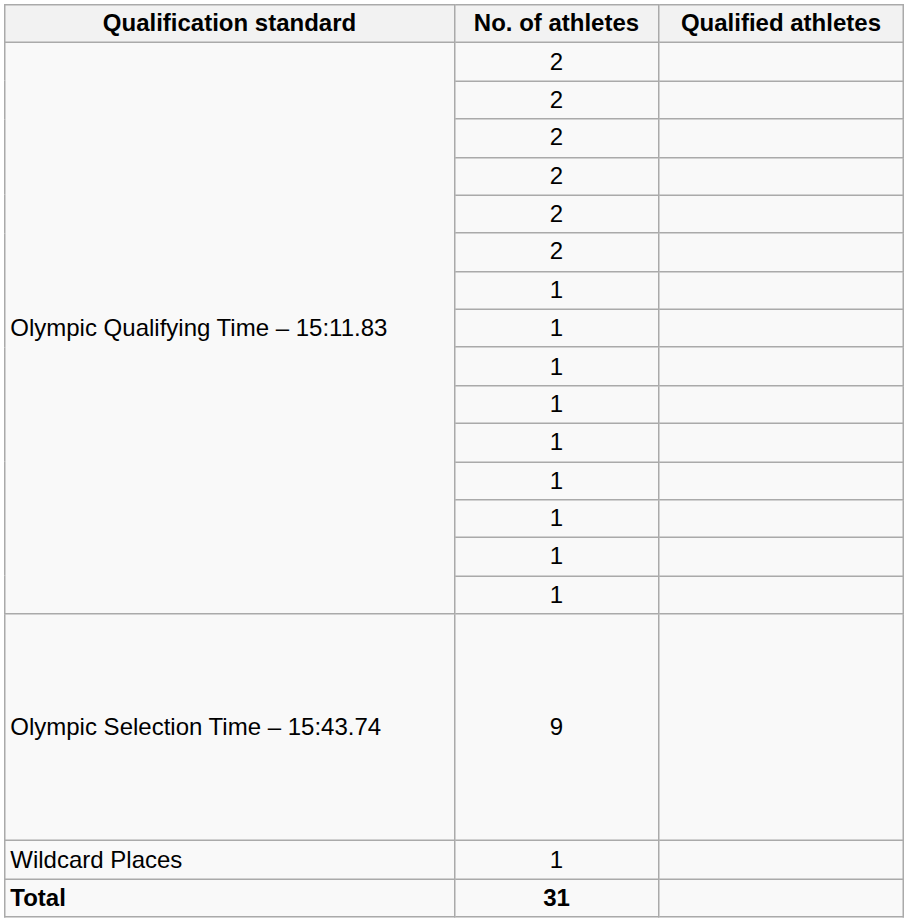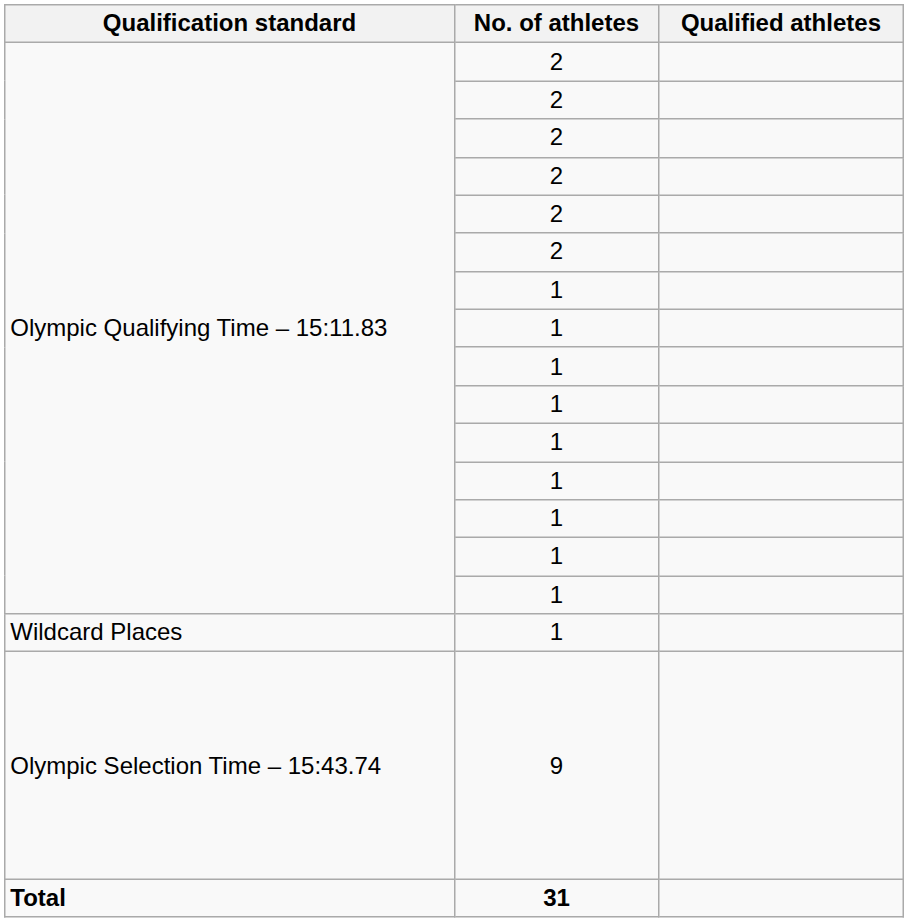rows swapped: (196, 727) <-> (96, 859)
